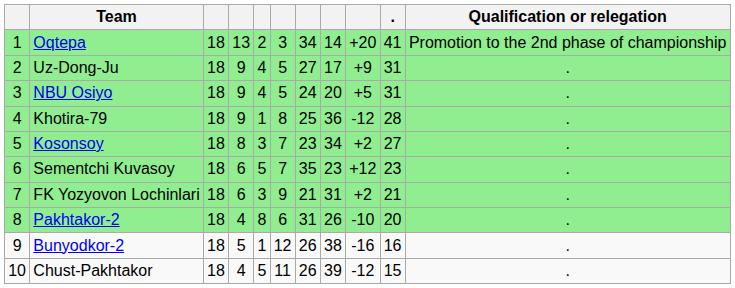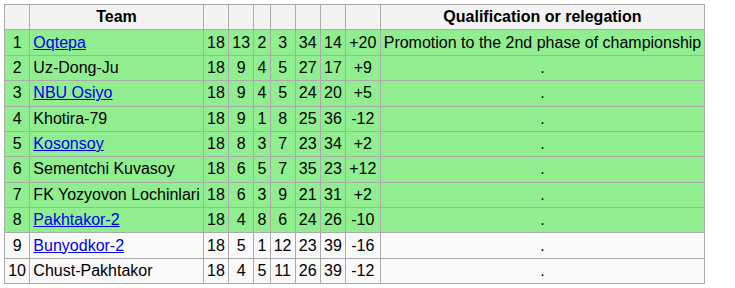- column: (393, 17)
(308, 220) 31 -> (308, 220) 24
(308, 245) 26 -> (308, 245) 23
(333, 245) 38 -> (333, 245) 39
